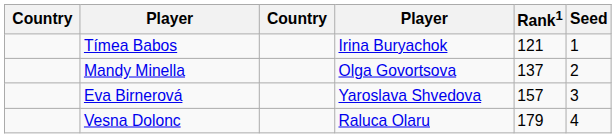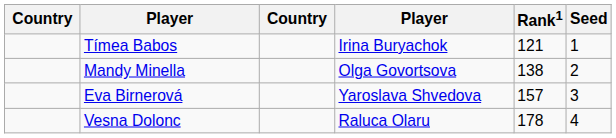(530, 70) 137 -> (530, 70) 138
(530, 120) 179 -> (530, 120) 178
